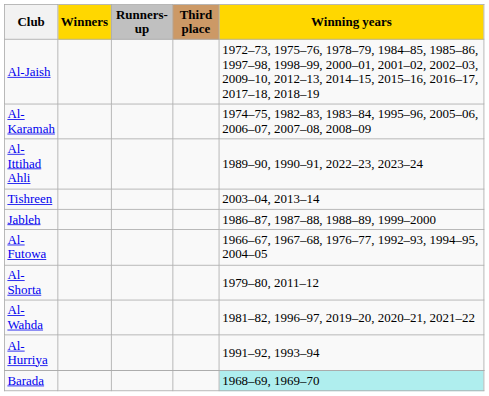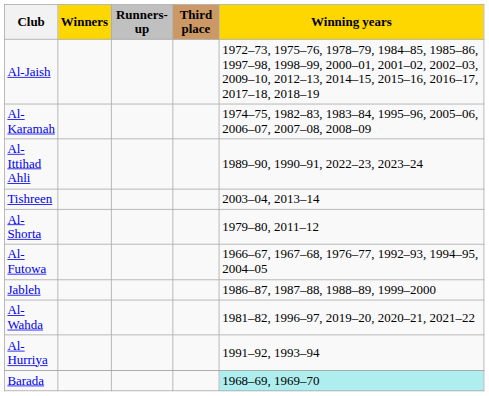rows swapped: (24, 219) <-> (24, 282)
